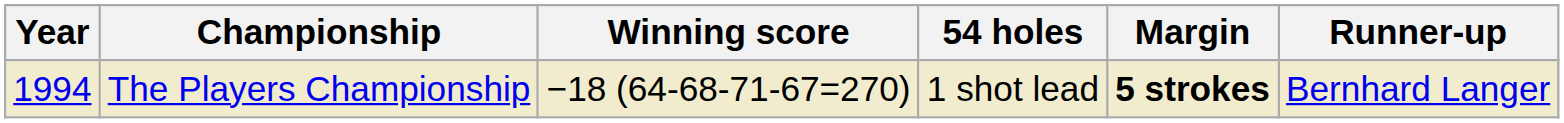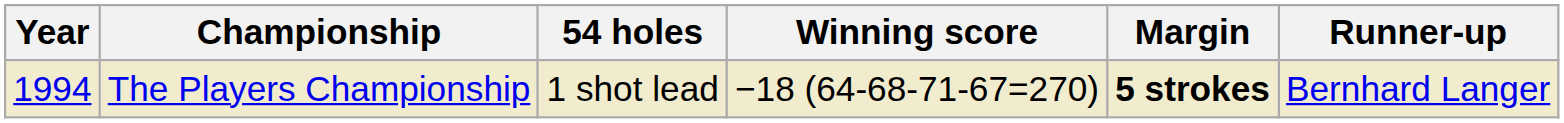columns swapped: (1013, 32) <-> (729, 32)
